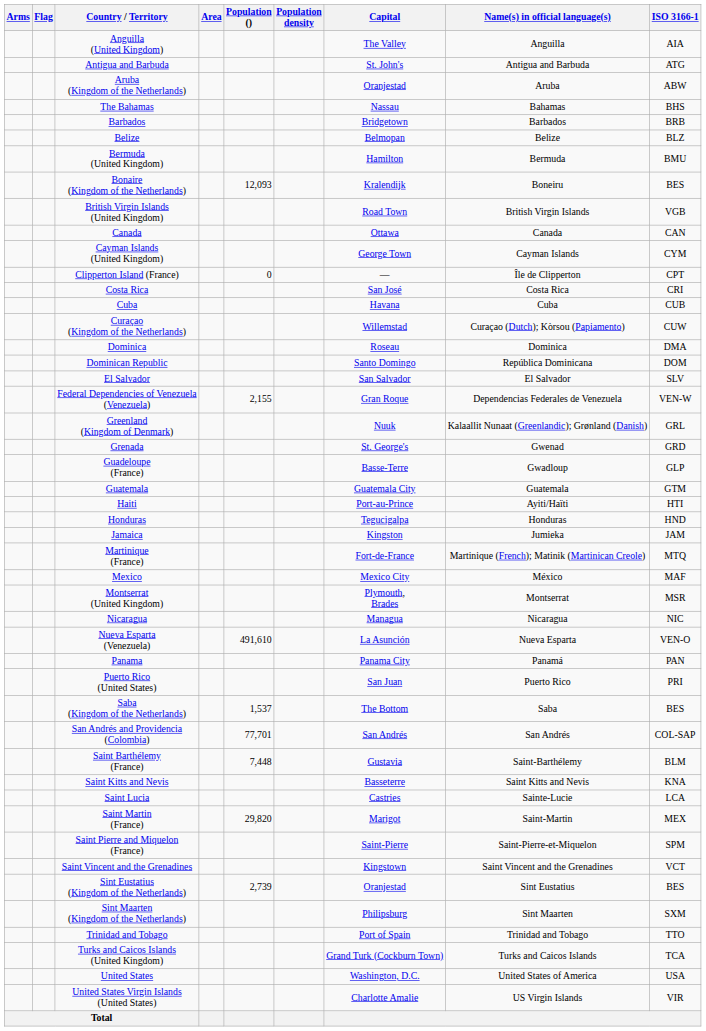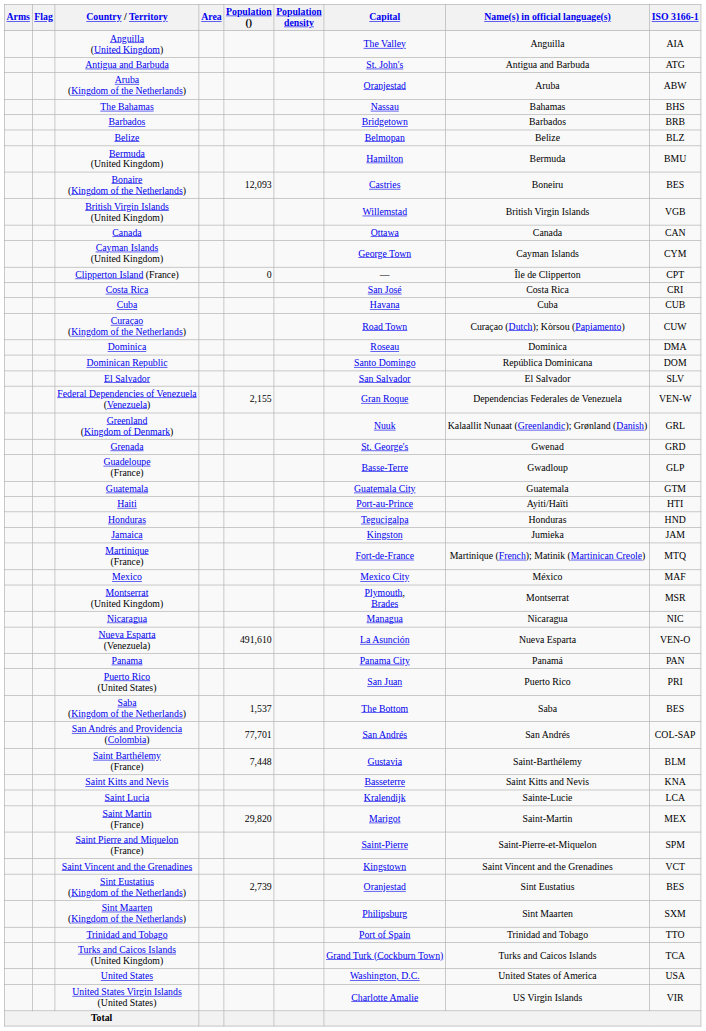(385, 185) Kralendijk -> (385, 185) Castries
(385, 211) Road Town -> (385, 211) Willemstad
(385, 326) Willemstad -> (385, 326) Road Town
(385, 798) Castries -> (385, 798) Kralendijk
